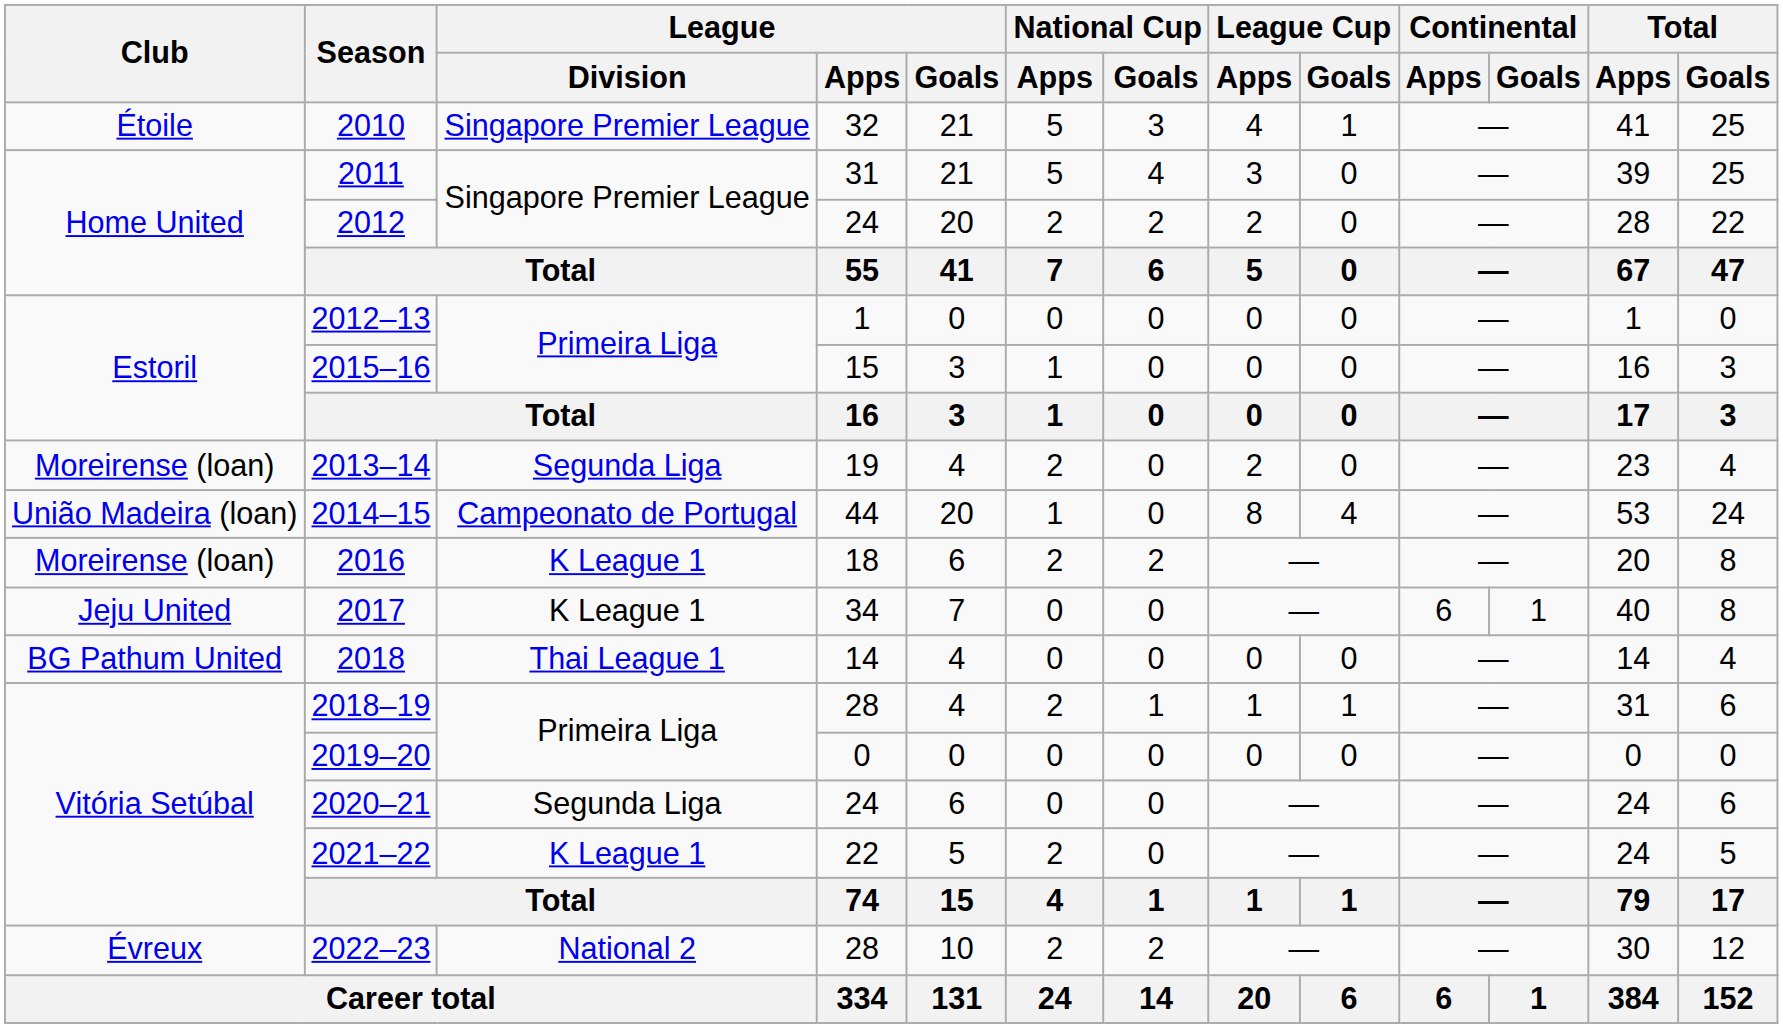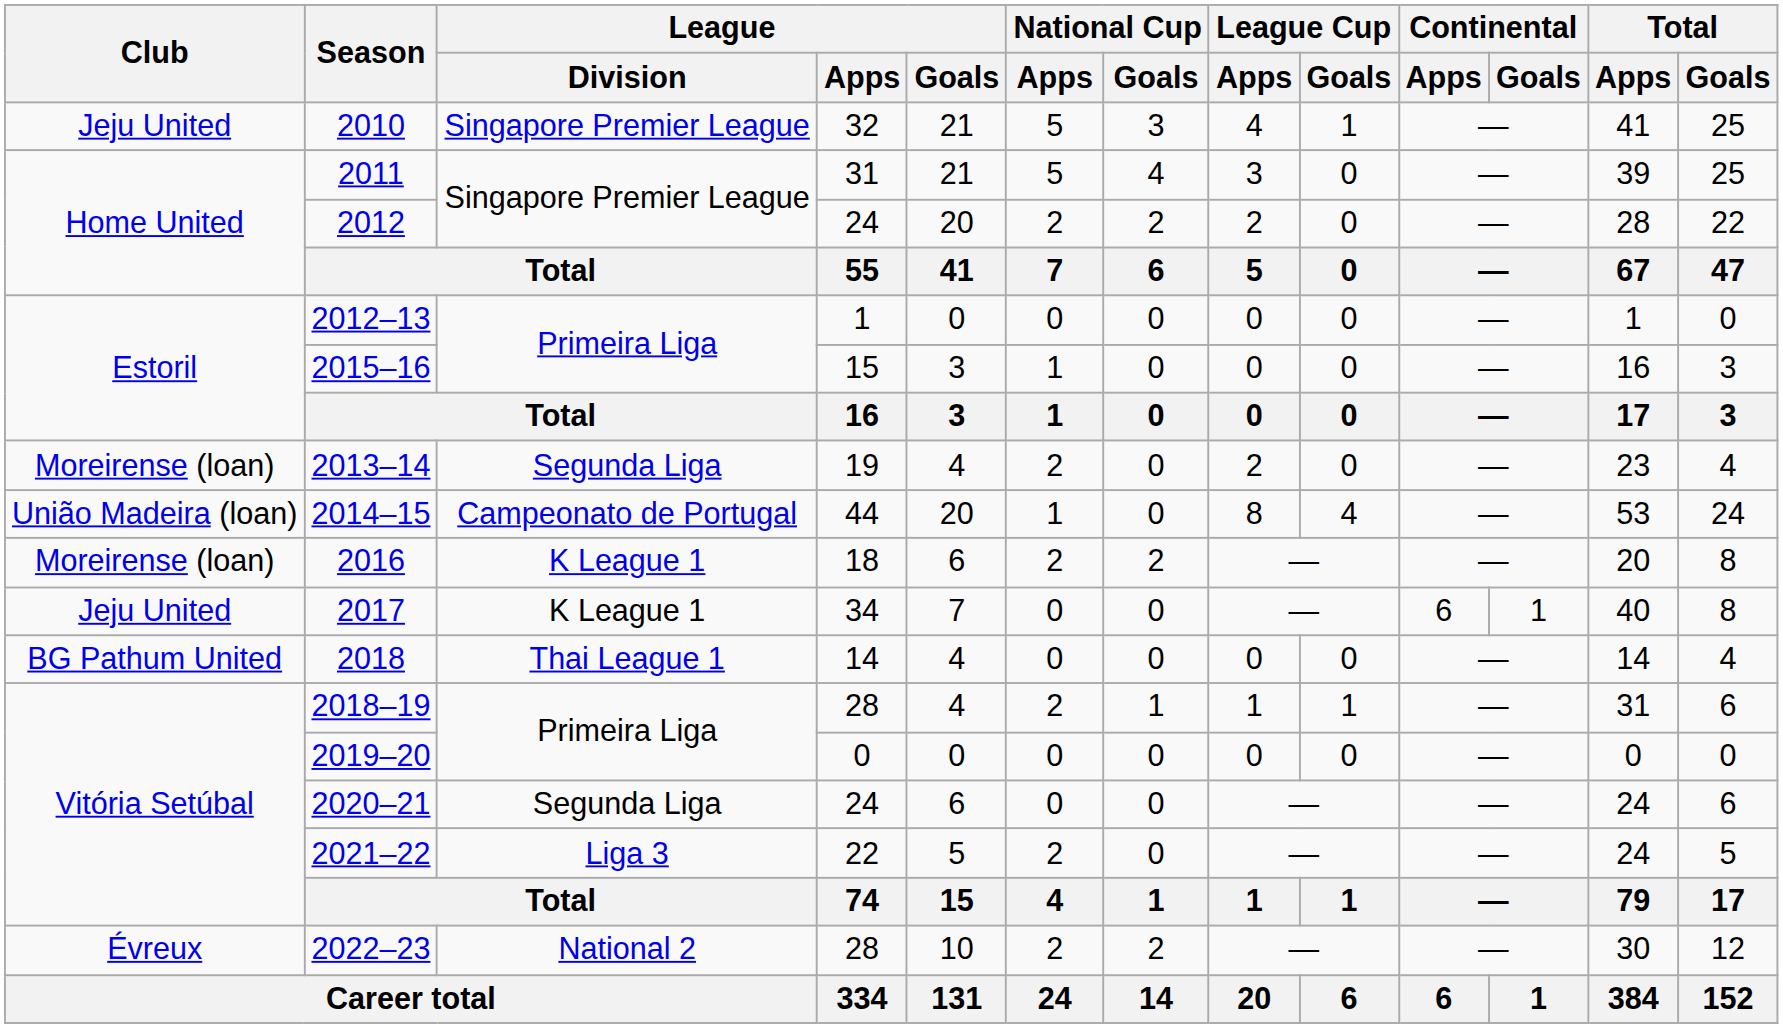(155, 125) Étoile -> (155, 125) Jeju United
(627, 852) K League 1 -> (627, 852) Liga 3
